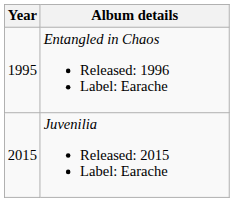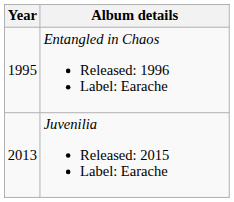(22, 155) 2015 -> (22, 155) 2013
